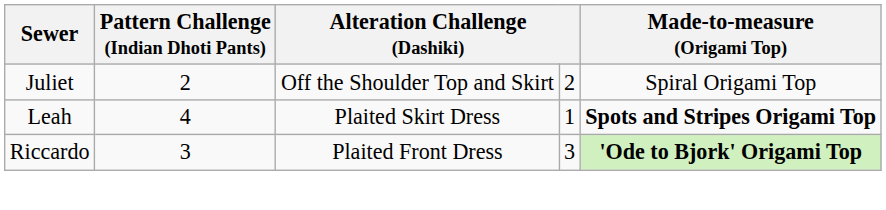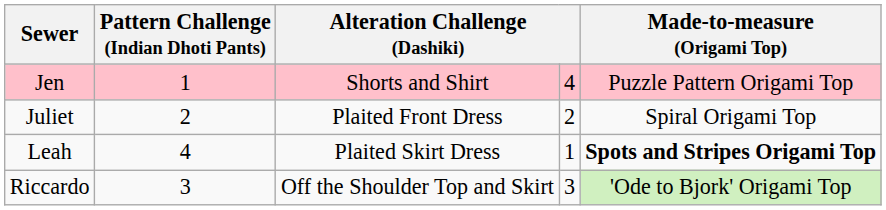+ row: (50, 81)
(417, 81) Off the Shoulder Top and Skirt -> (417, 116) Plaited Front Dress
(417, 151) Plaited Front Dress -> (417, 186) Off the Shoulder Top and Skirt
(731, 151) bold -> (731, 186) normal
